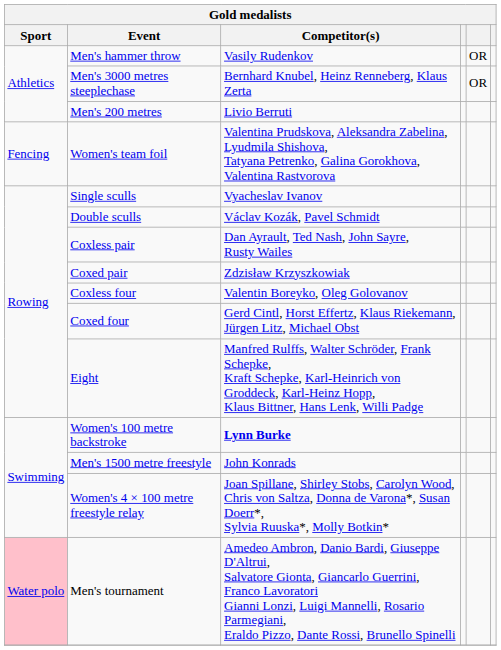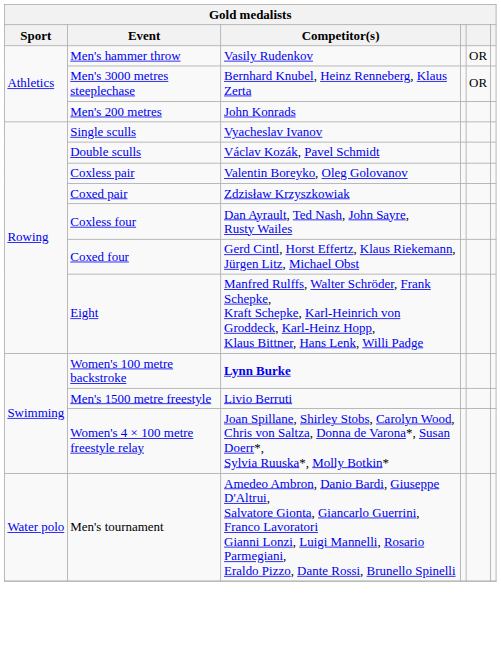(258, 111) Livio Berruti -> (260, 111) John Konrads
- row: (119, 153)
(316, 244) Dan Ayrault, Ted Nash, John Sayre, Rusty Wailes -> (316, 173) Valentin Boreyko, Oleg Golovanov
(316, 293) Valentin Boreyko, Oleg Golovanov -> (316, 221) Dan Ayrault, Ted Nash, John Sayre, Rusty Wailes
(260, 462) John Konrads -> (258, 398) Livio Berruti
(36, 591) pink background -> (36, 527) no background
